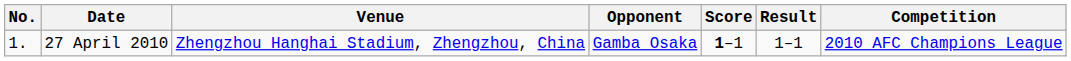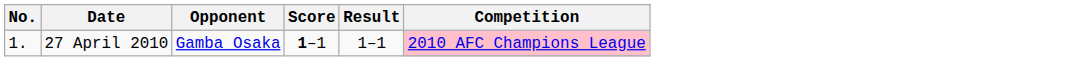- column: (380, 18)
(944, 43) no background -> (527, 43) pink background
